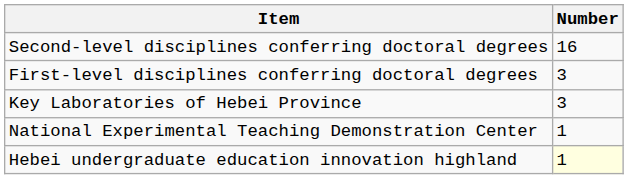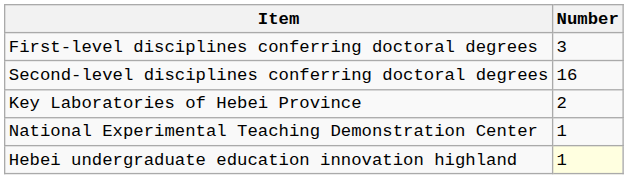rows swapped: (273, 75) <-> (279, 47)
(562, 103) 3 -> (562, 103) 2
